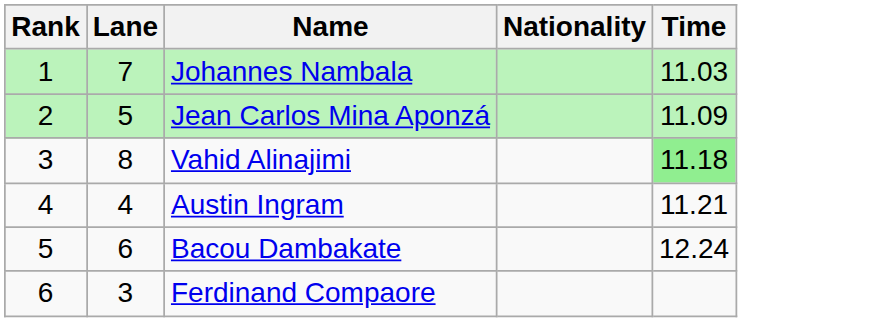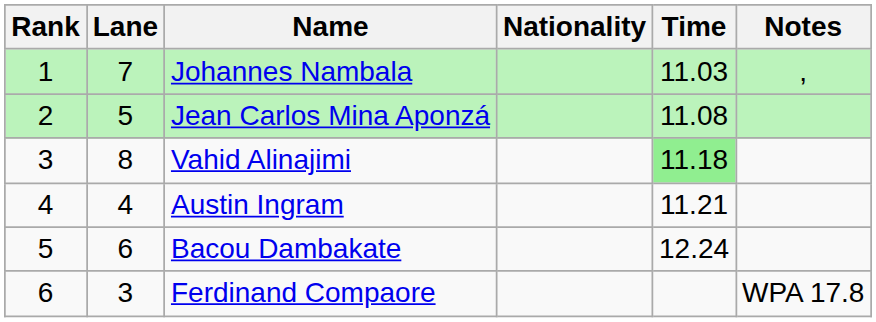+ column: (803, 26)
(694, 115) 11.09 -> (694, 115) 11.08
